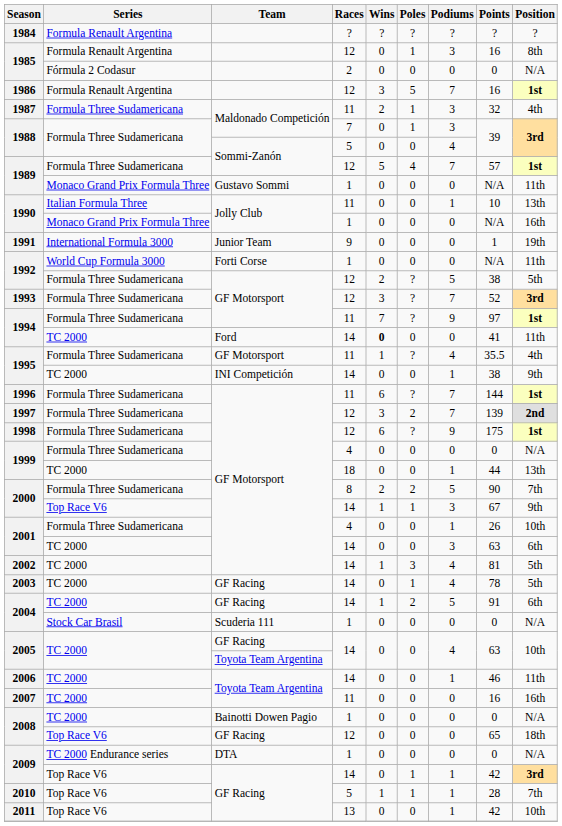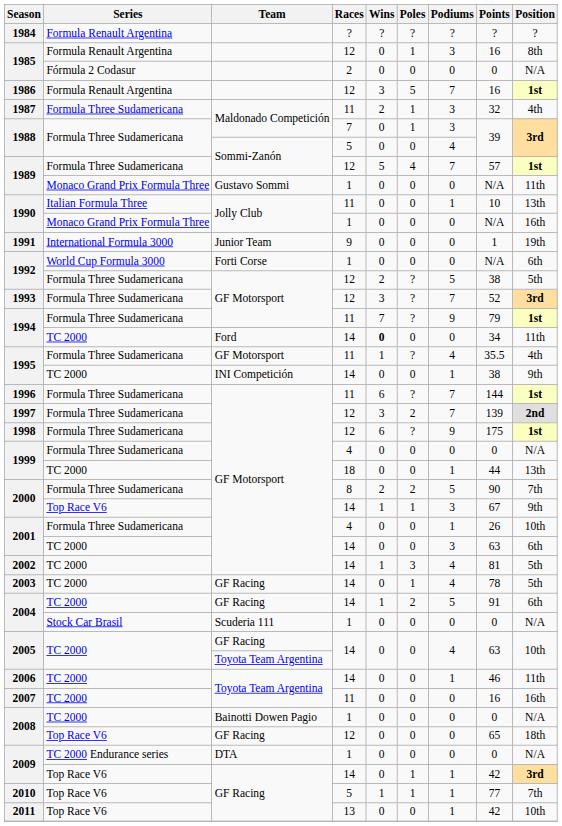(535, 261) 11th -> (535, 261) 6th
(494, 318) 97 -> (494, 318) 79
(494, 337) 41 -> (494, 337) 34
(494, 793) 28 -> (494, 793) 77
